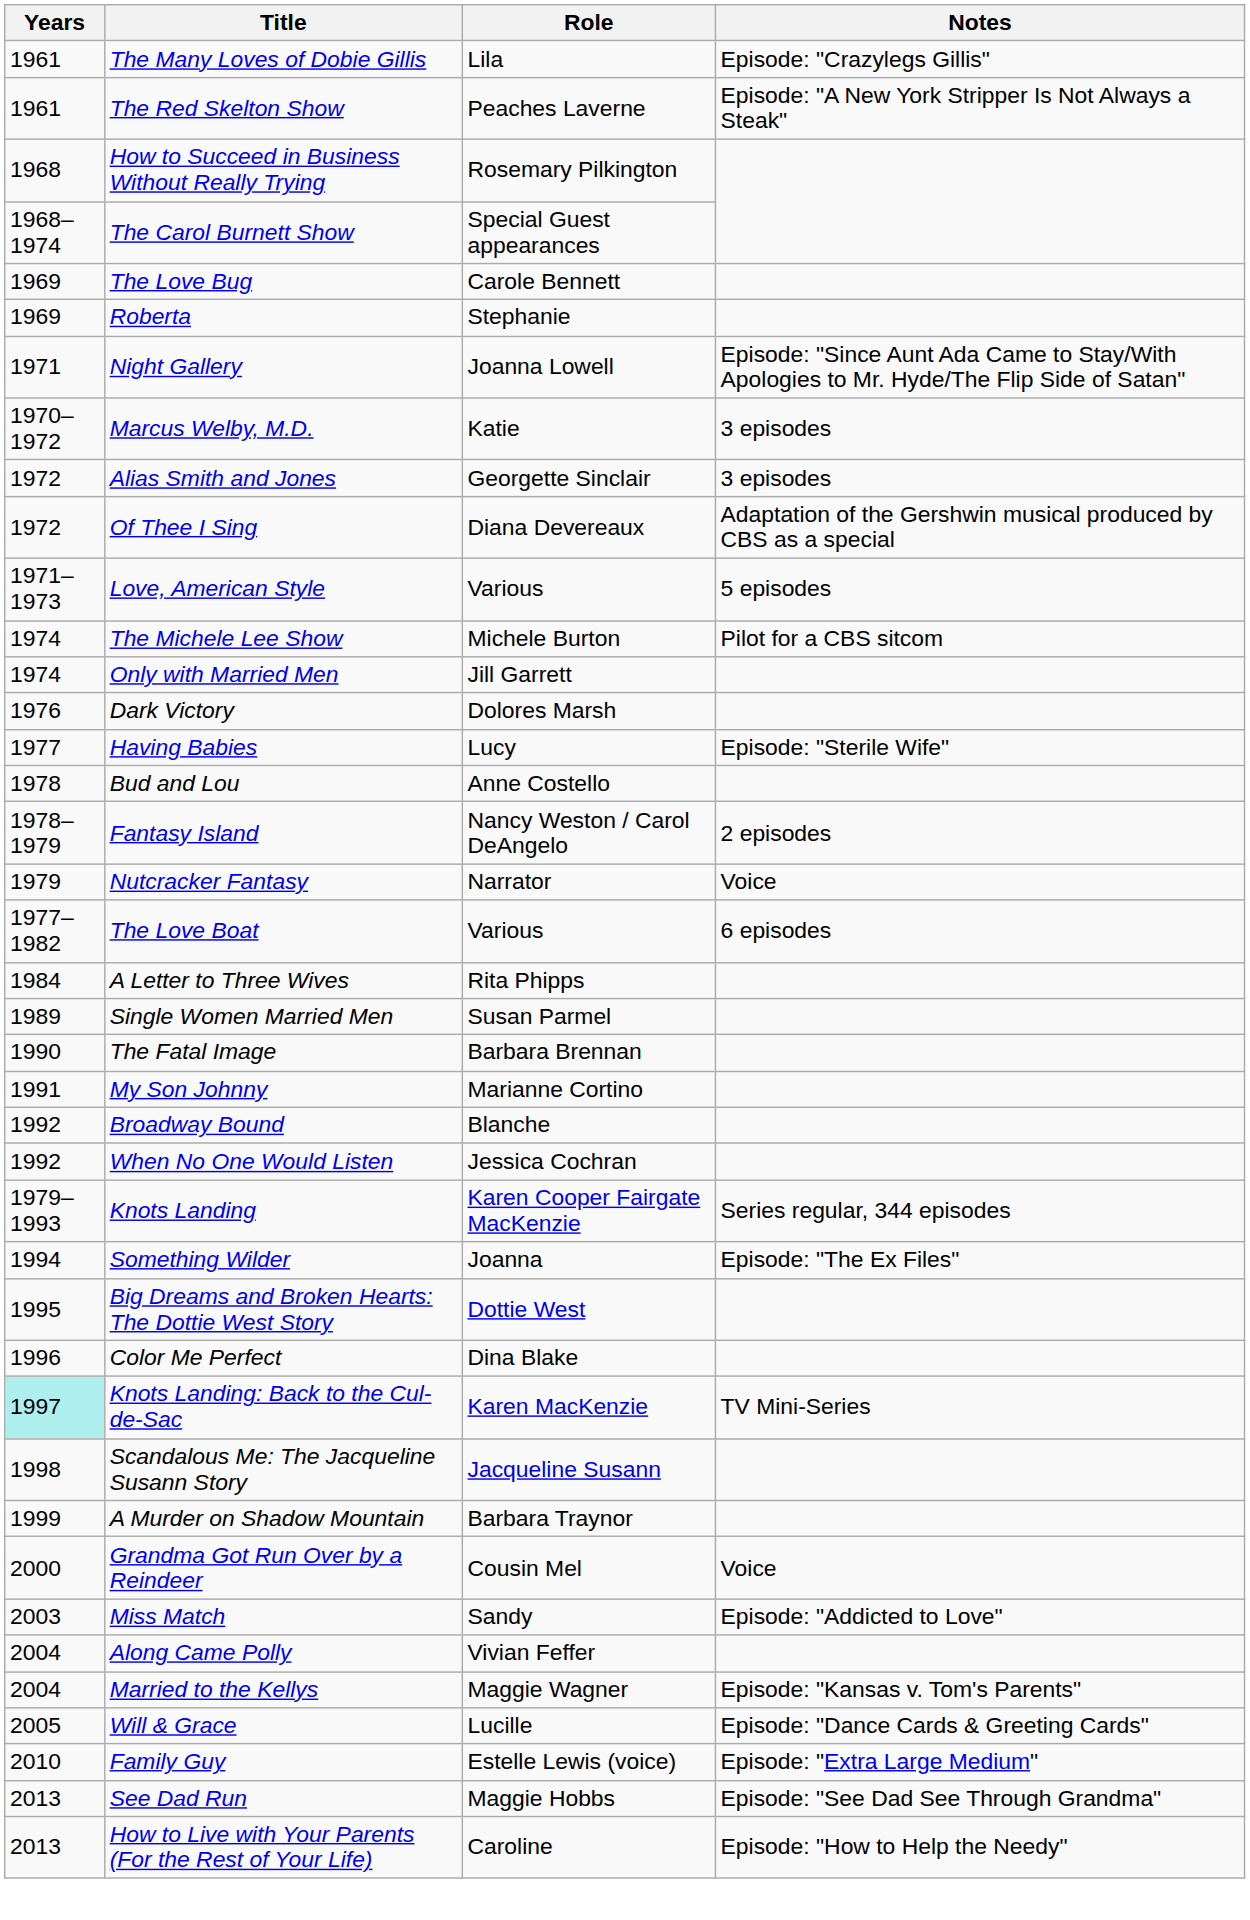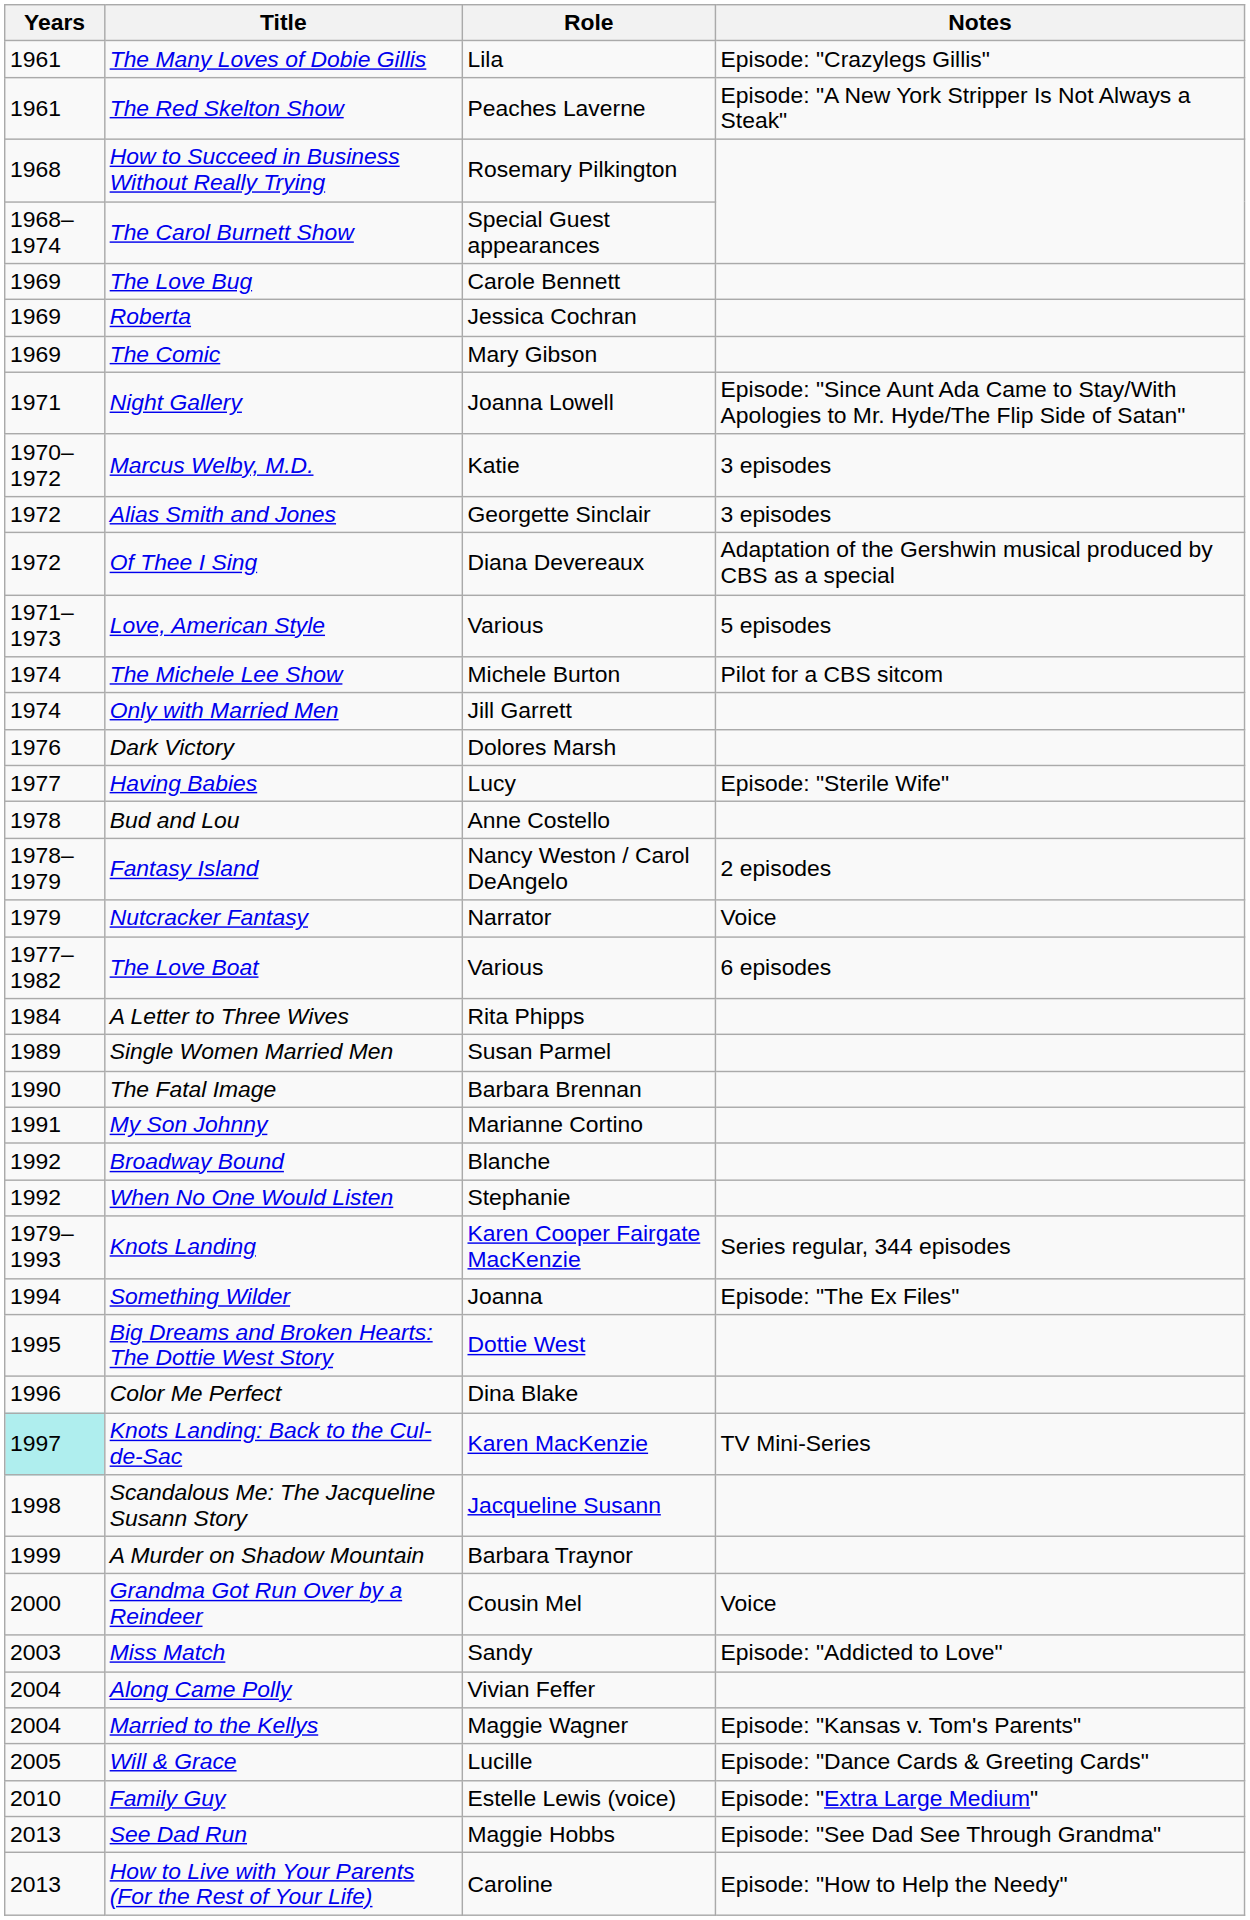(519, 317) Stephanie -> (552, 317) Jessica Cochran
+ row: (165, 353)
(552, 1161) Jessica Cochran -> (519, 1197) Stephanie
